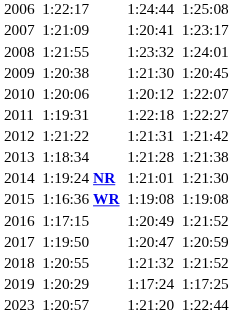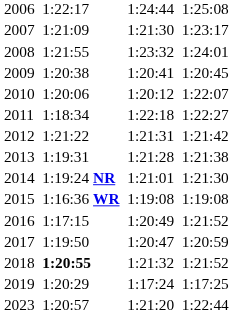(151, 30) 1:20:41 -> (151, 30) 1:21:30
(151, 72) 1:21:30 -> (151, 72) 1:20:41
(66, 115) 1:19:31 -> (66, 115) 1:18:34
(66, 157) 1:18:34 -> (66, 157) 1:19:31
(66, 262) normal -> (67, 262) bold
